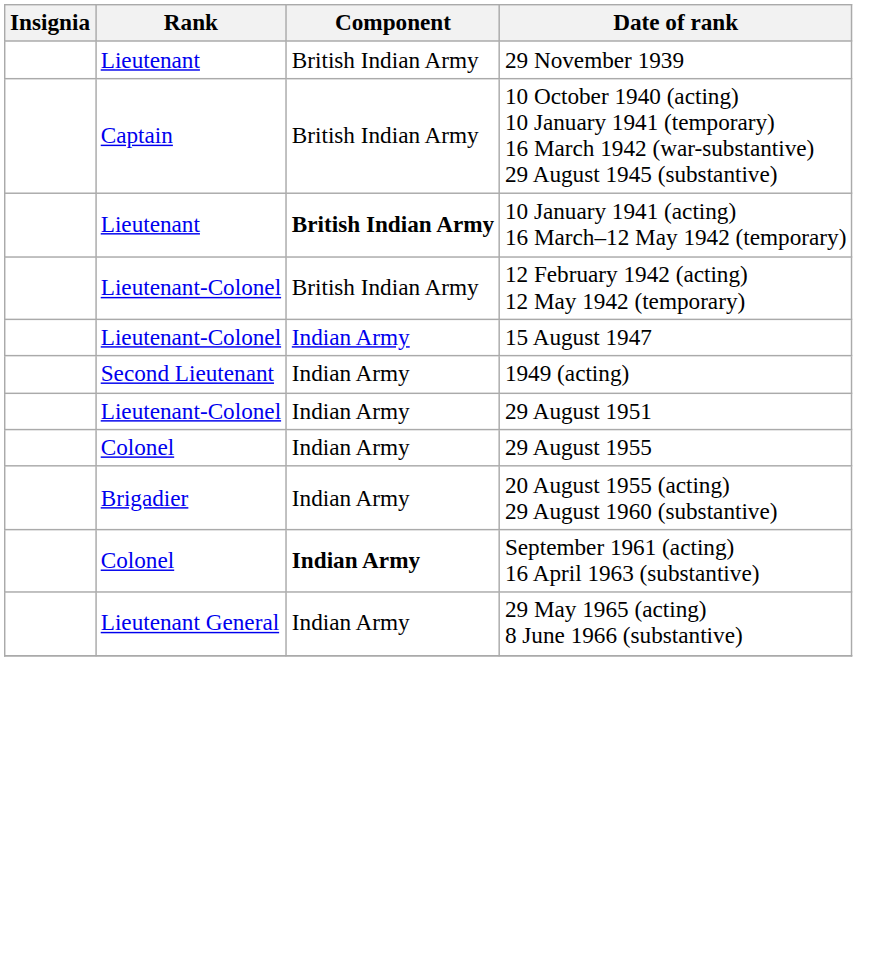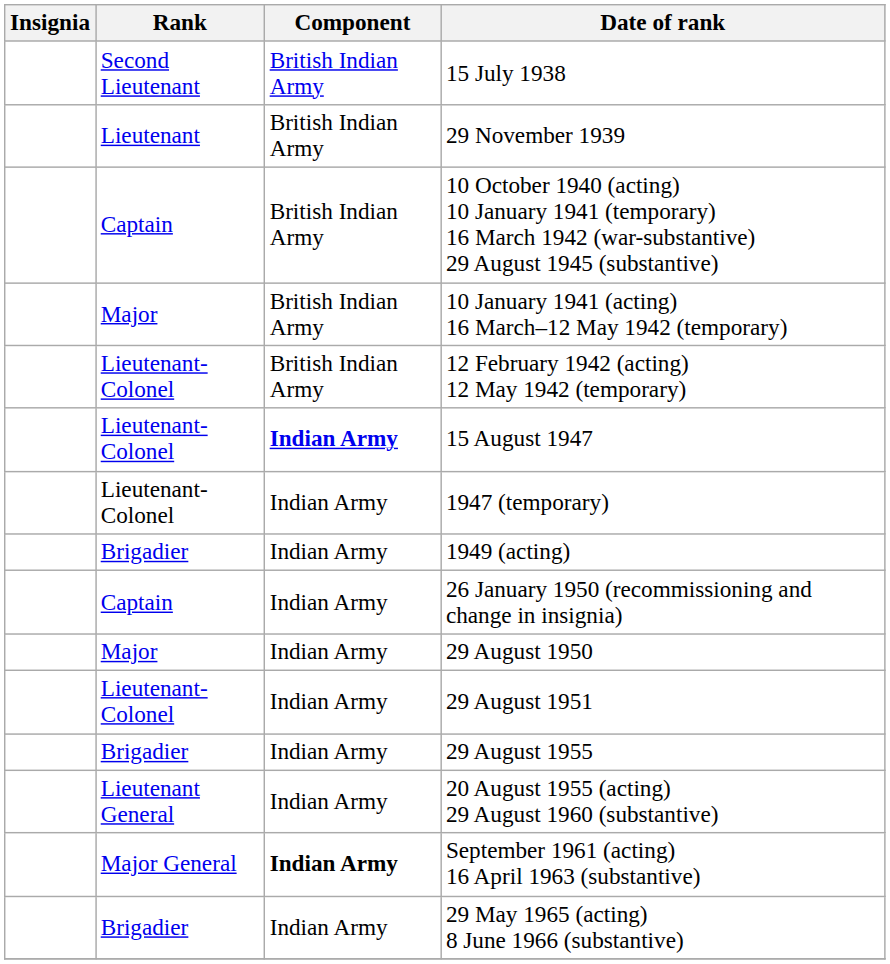+ row: (506, 72)
(150, 224) Lieutenant -> (129, 313) Major
(393, 224) bold -> (334, 313) normal
(351, 337) normal -> (334, 439) bold
+ row: (527, 502)
(187, 374) Second Lieutenant -> (145, 552) Brigadier
+ row: (629, 601)
+ row: (519, 651)
(137, 447) Colonel -> (145, 751) Brigadier
(145, 497) Brigadier -> (150, 801) Lieutenant General
(137, 560) Colonel -> (169, 864) Major General
(190, 623) Lieutenant General -> (145, 927) Brigadier
